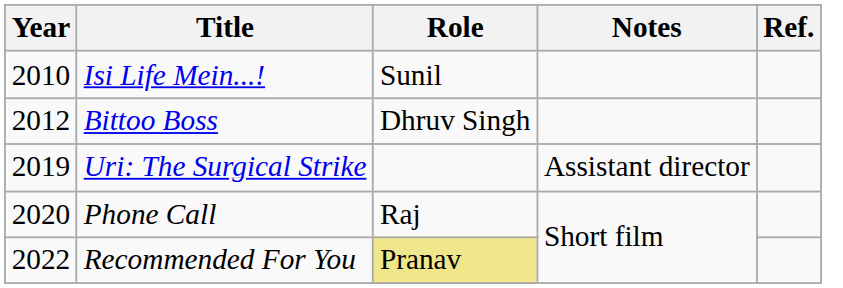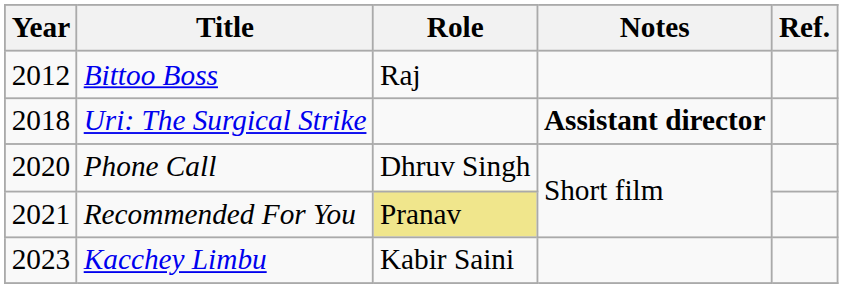- row: (174, 74)
(455, 120) Dhruv Singh -> (400, 74) Raj
(41, 167) 2019 -> (41, 120) 2018
(647, 167) normal -> (655, 120) bold
(400, 213) Raj -> (455, 167) Dhruv Singh
(41, 259) 2022 -> (41, 213) 2021
+ row: (175, 259)
